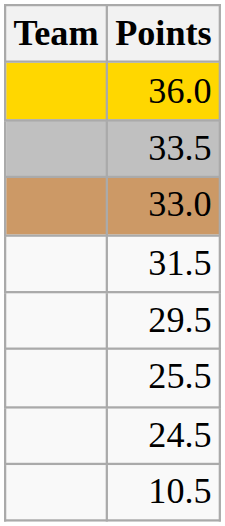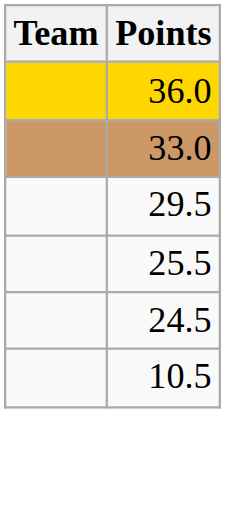- row: (180, 147)
- row: (180, 262)
